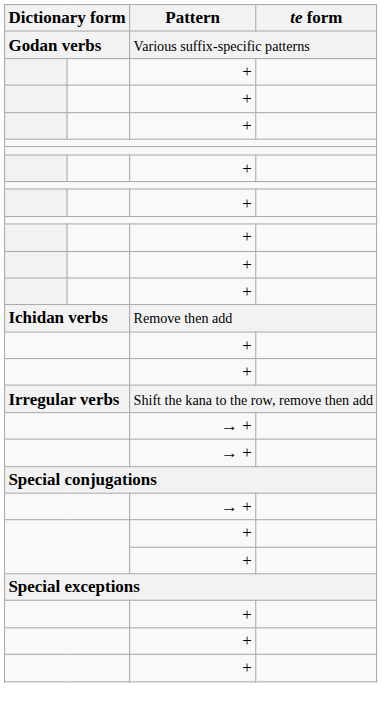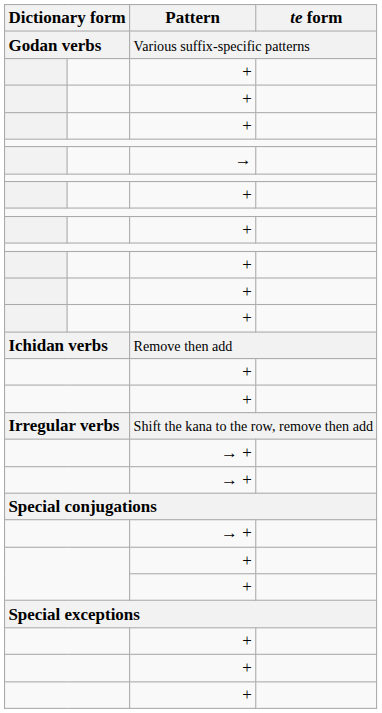+ row: (36, 160)
